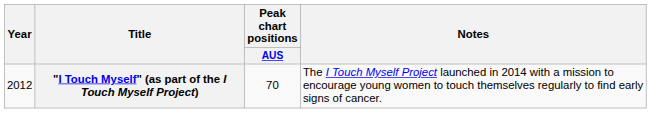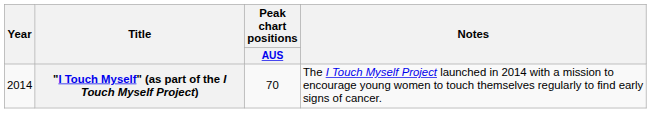(20, 86) 2012 -> (20, 86) 2014
